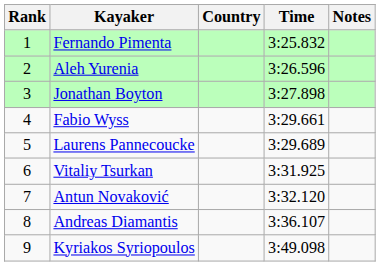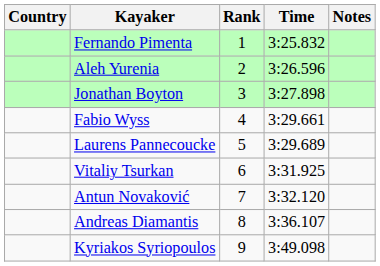columns swapped: (27, 17) <-> (231, 17)
